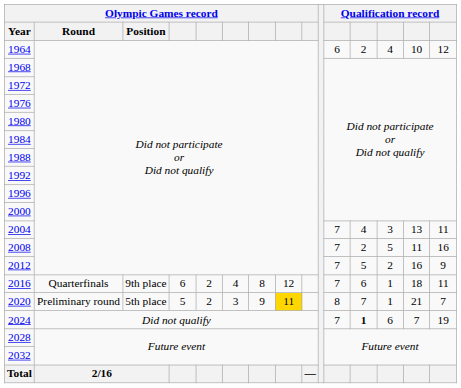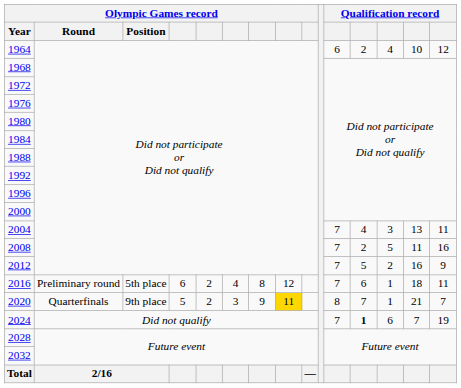(79, 283) Quarterfinals -> (79, 283) Preliminary round
(146, 283) 9th place -> (146, 283) 5th place
(79, 301) Preliminary round -> (79, 301) Quarterfinals
(146, 301) 5th place -> (146, 301) 9th place
